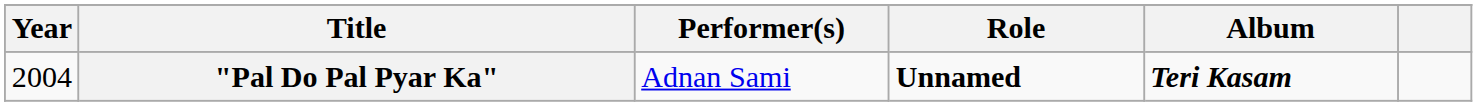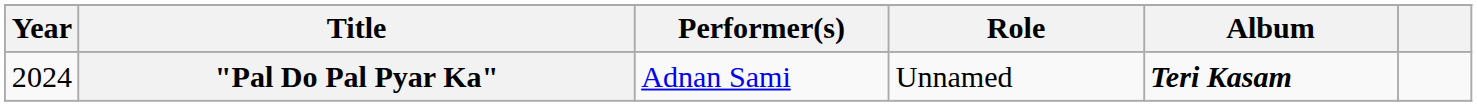(42, 76) 2004 -> (42, 76) 2024
(958, 76) bold -> (954, 76) normal
